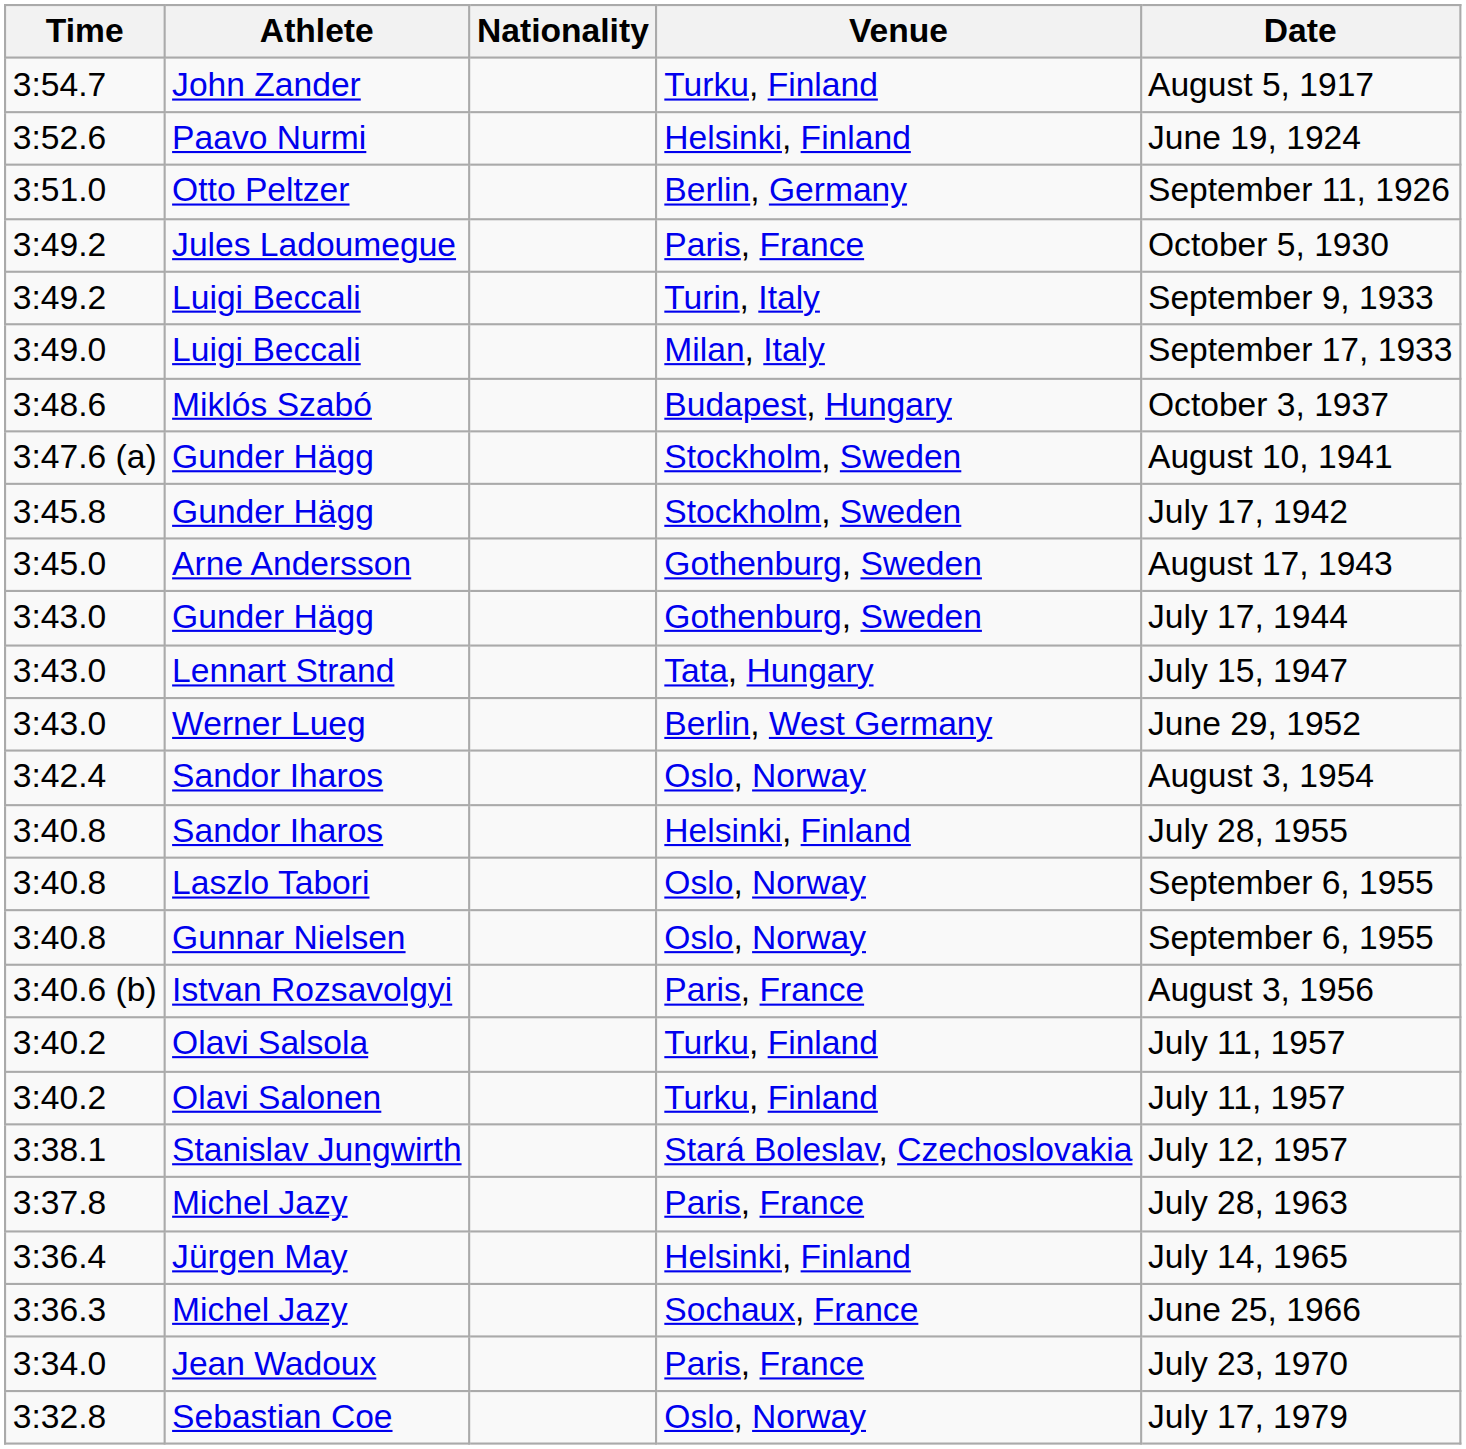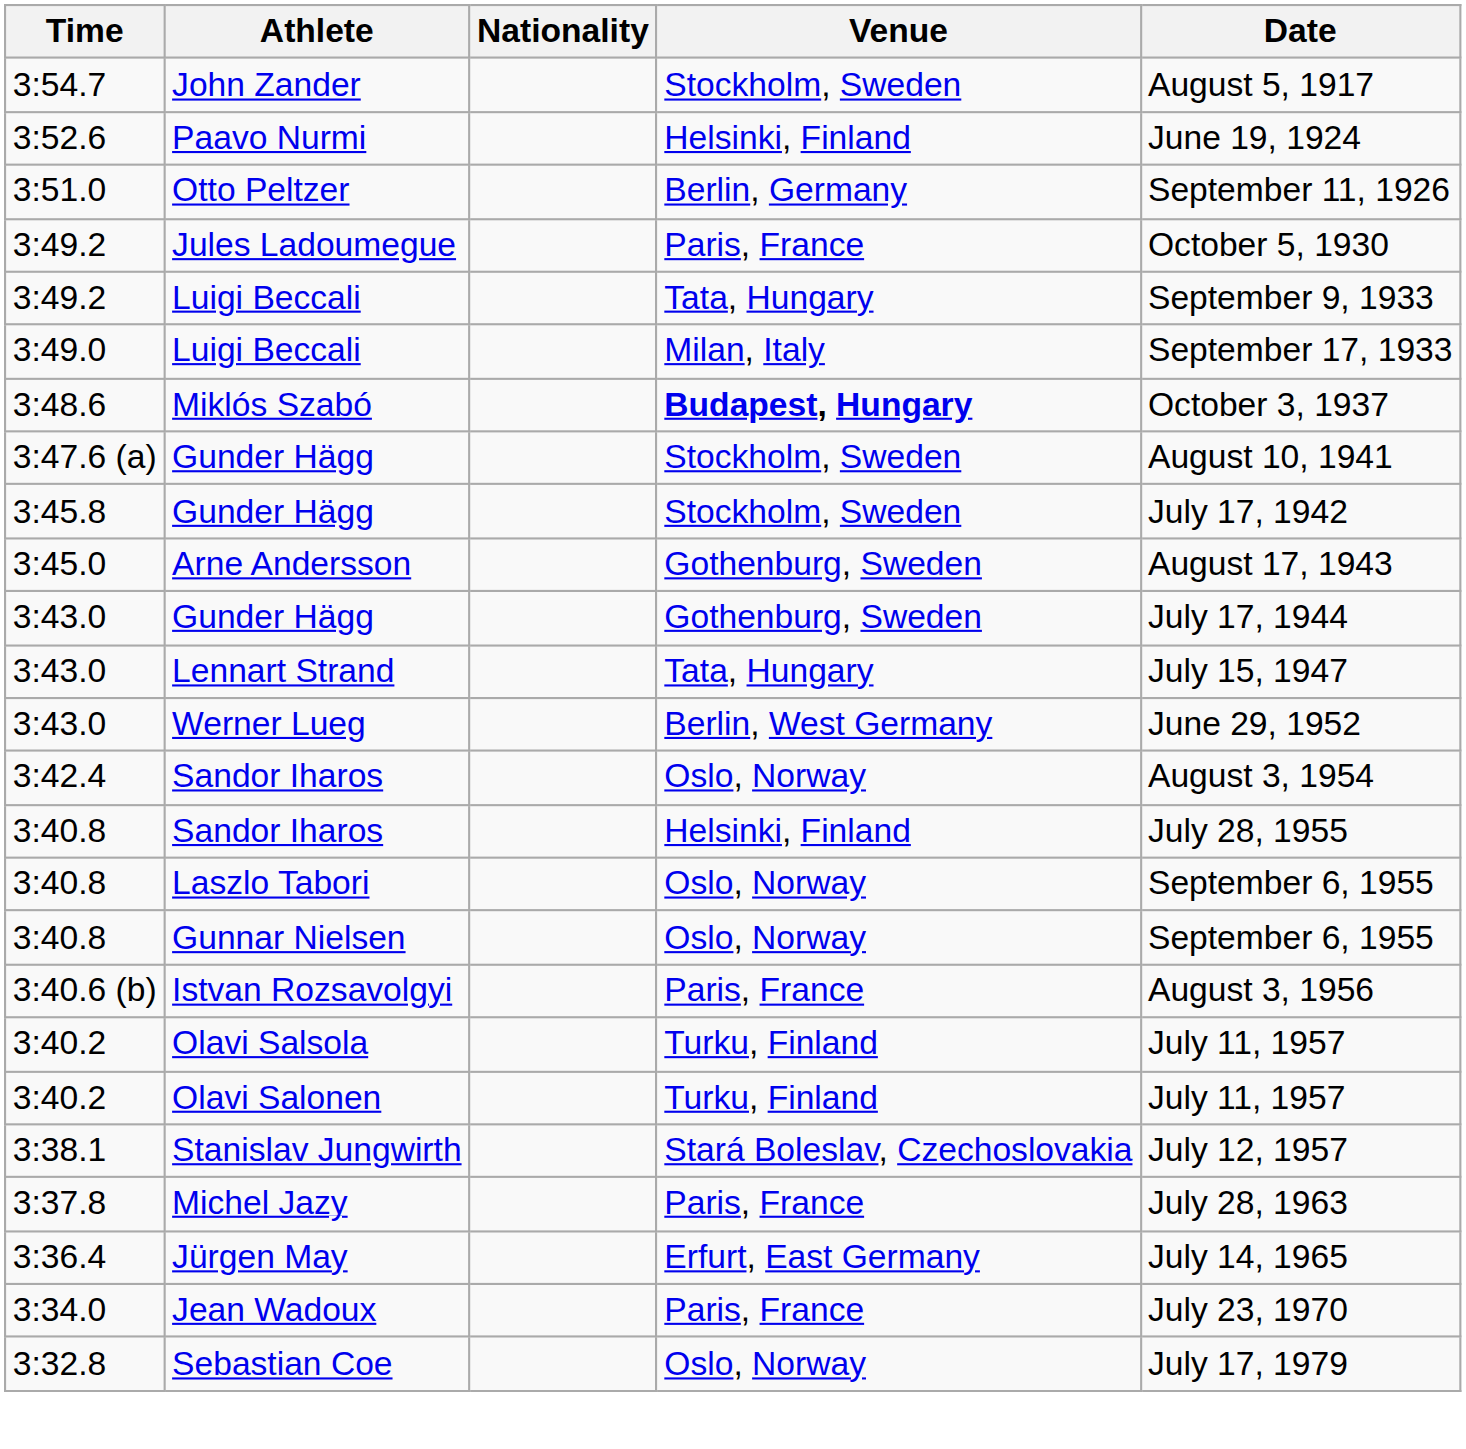(771, 84) Turku, Finland -> (813, 84) Stockholm, Sweden
(742, 297) Turin, Italy -> (769, 297) Tata, Hungary
(808, 404) normal -> (818, 404) bold
(788, 1256) Helsinki, Finland -> (822, 1256) Erfurt, East Germany
- row: (60, 1310)
